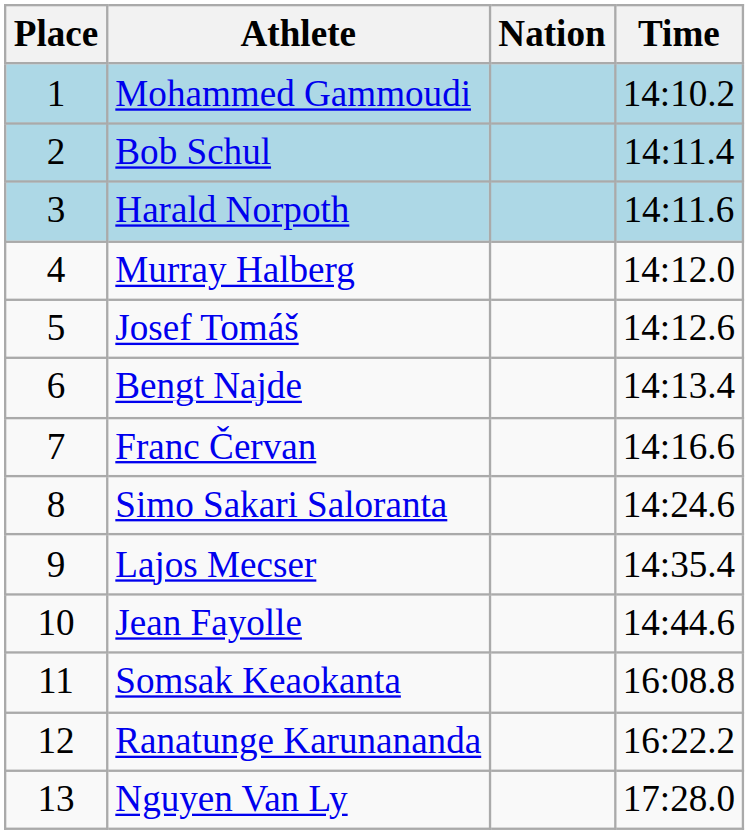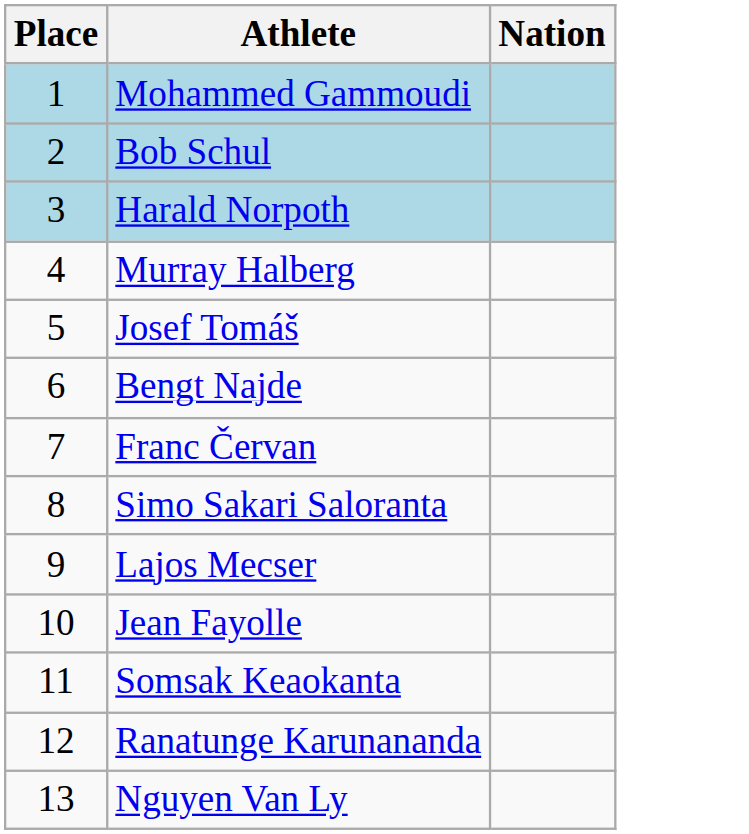- column: (679, 33)
